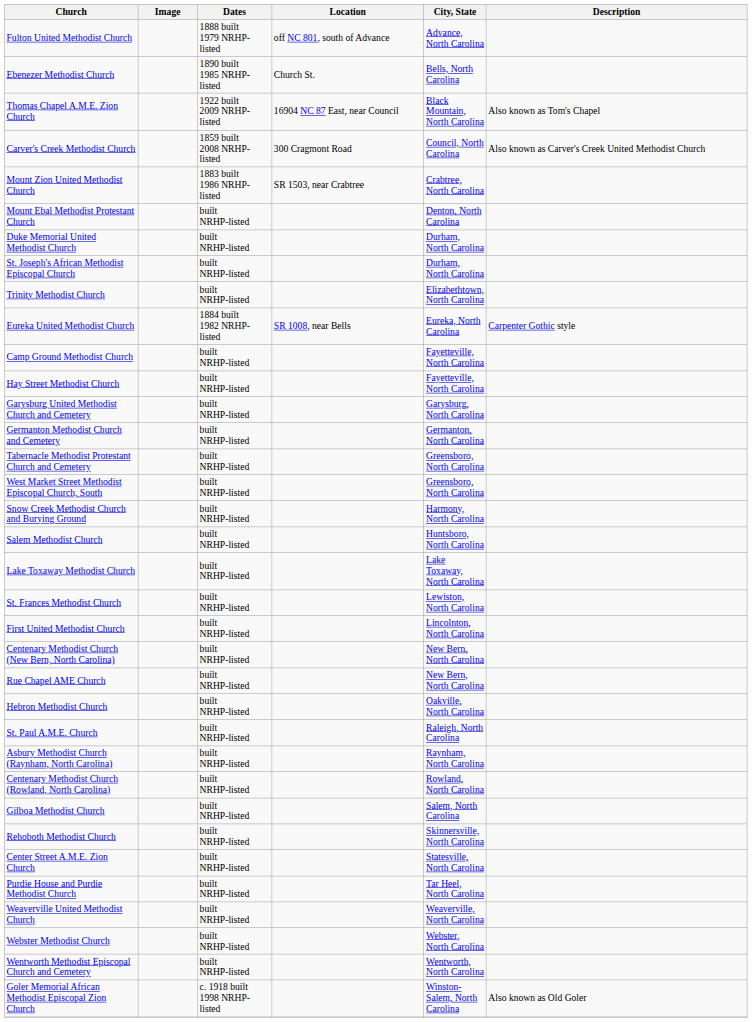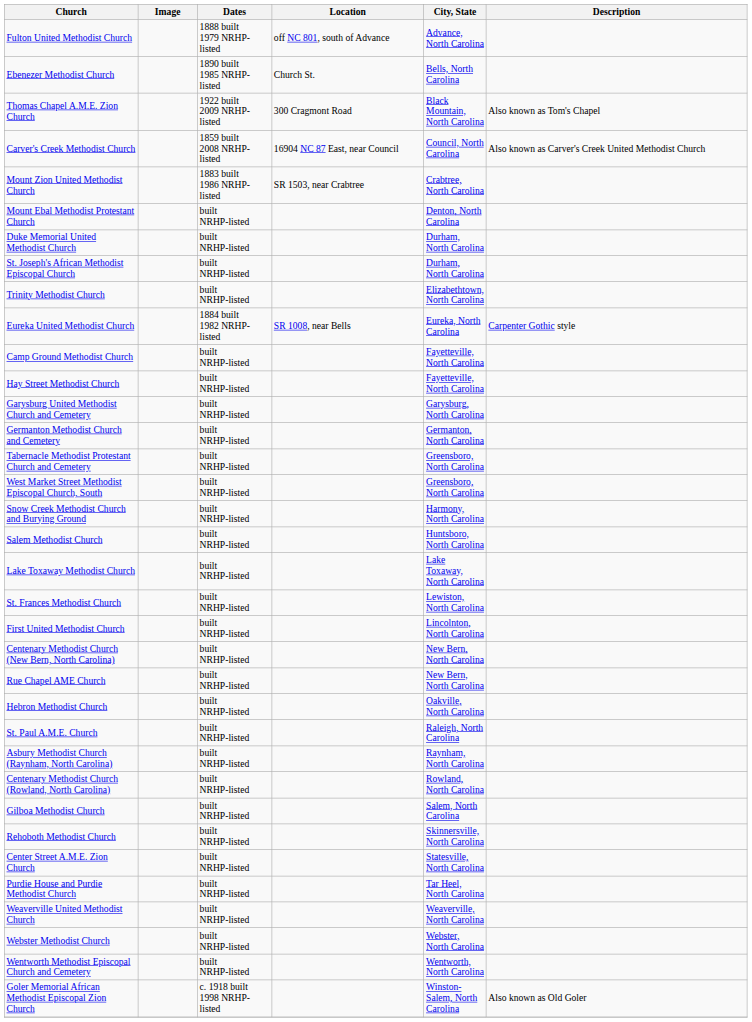(336, 111) 16904 NC 87 East, near Council -> (313, 111) 300 Cragmont Road
(313, 148) 300 Cragmont Road -> (336, 148) 16904 NC 87 East, near Council
